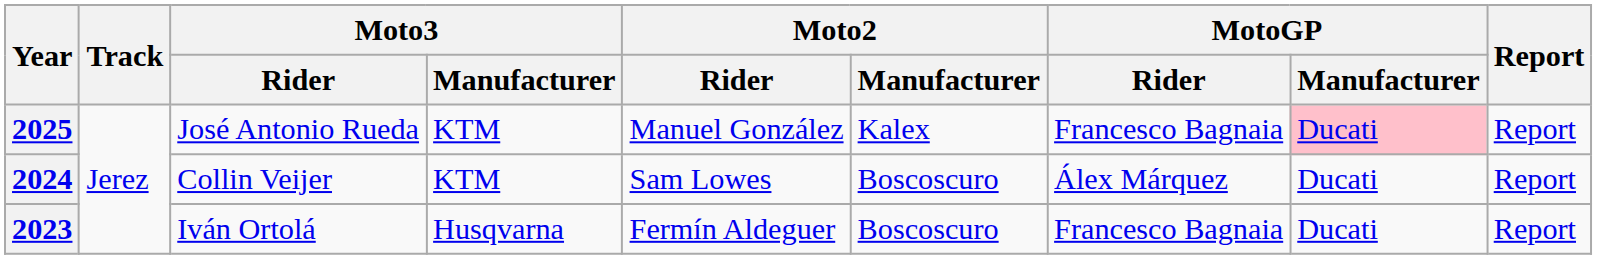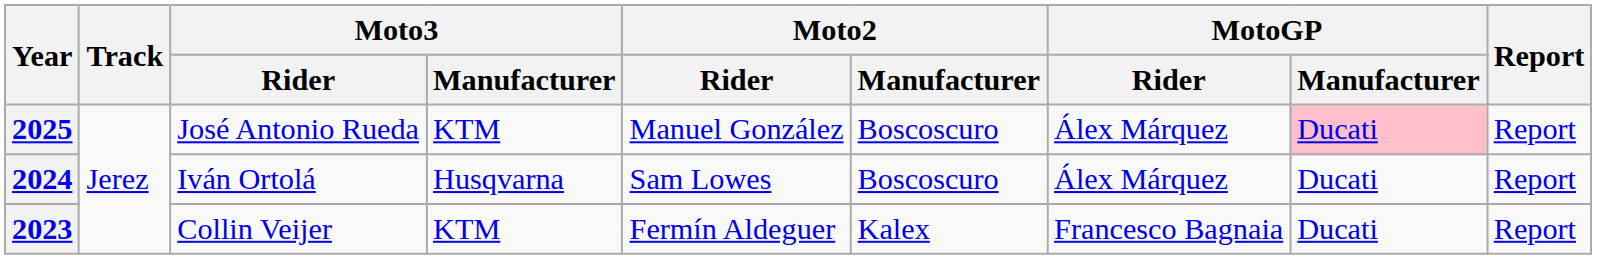(894, 129) Kalex -> (928, 129) Boscoscuro
(1169, 129) Francesco Bagnaia -> (1141, 129) Álex Márquez
(255, 179) Collin Veijer -> (247, 179) Iván Ortolá
(467, 179) KTM -> (499, 179) Husqvarna
(247, 229) Iván Ortolá -> (255, 229) Collin Veijer
(499, 229) Husqvarna -> (467, 229) KTM
(928, 229) Boscoscuro -> (894, 229) Kalex
